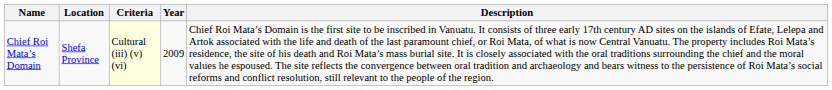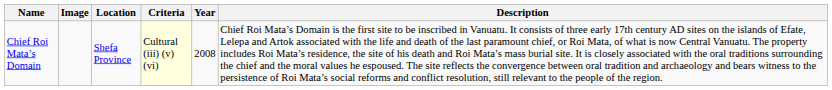+ column: (75, 12)
(174, 53) 2009 -> (205, 53) 2008
